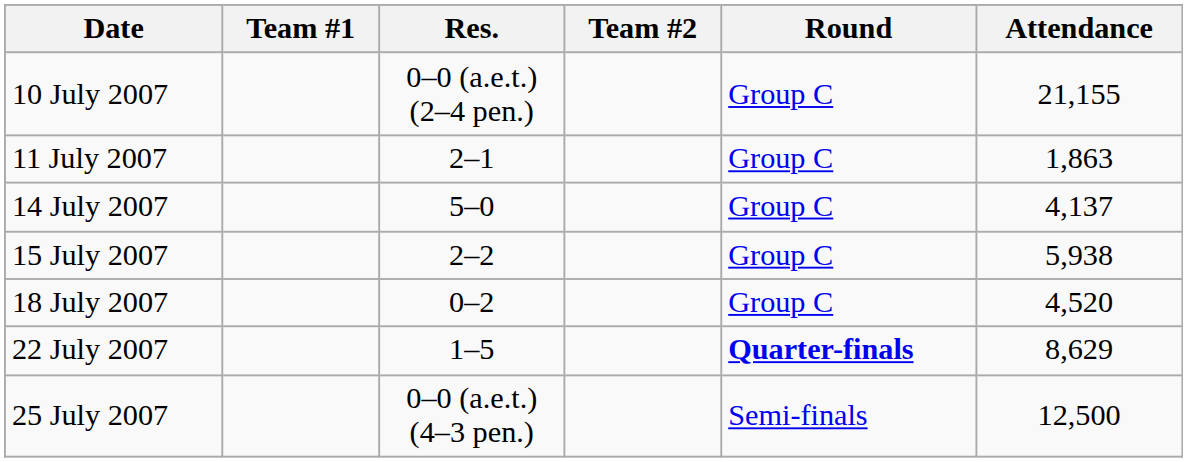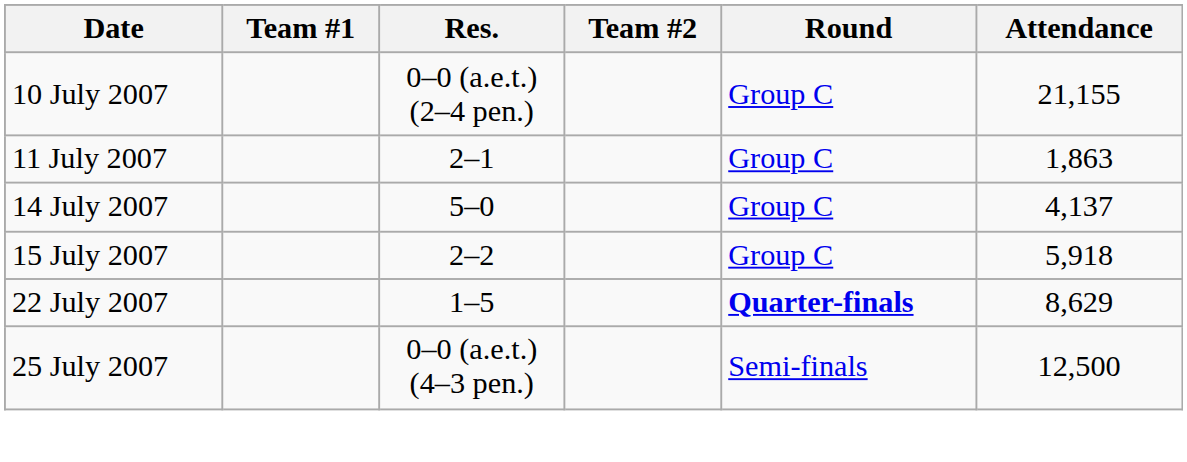(1079, 254) 5,938 -> (1079, 254) 5,918
- row: (90, 302)
